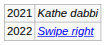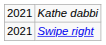(20, 31) 2022 -> (20, 31) 2021
